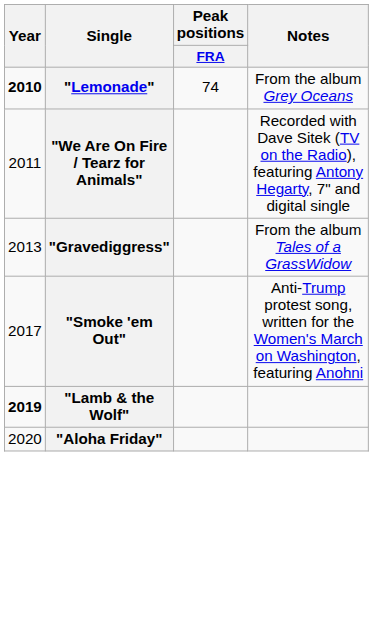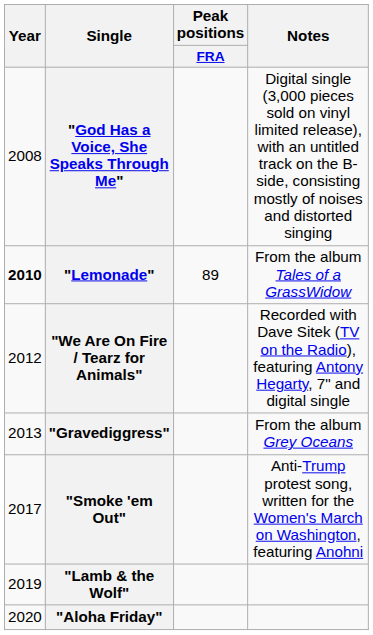+ row: (109, 156)
(210, 87) 74 -> (210, 274) 89
(308, 87) From the album Grey Oceans -> (308, 274) From the album Tales of a GrassWidow
(25, 163) 2011 -> (25, 358) 2012
(308, 247) From the album Tales of a GrassWidow -> (308, 433) From the album Grey Oceans
(25, 406) bold -> (25, 584) normal
